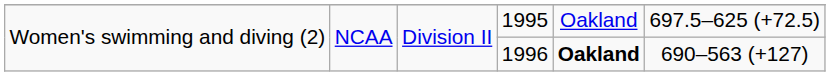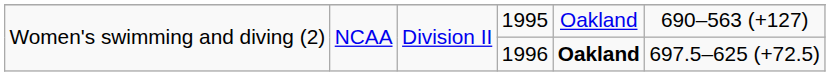(735, 20) 697.5–625 (+72.5) -> (735, 20) 690–563 (+127)
(735, 53) 690–563 (+127) -> (735, 53) 697.5–625 (+72.5)
